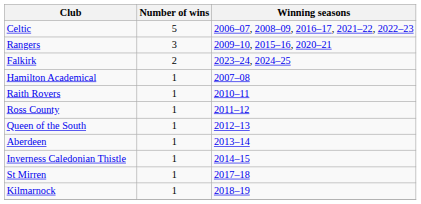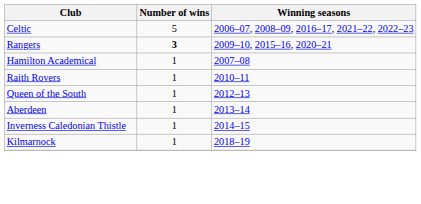(174, 45) normal -> (174, 45) bold
- row: (21, 61)
- row: (33, 110)
- row: (26, 175)
